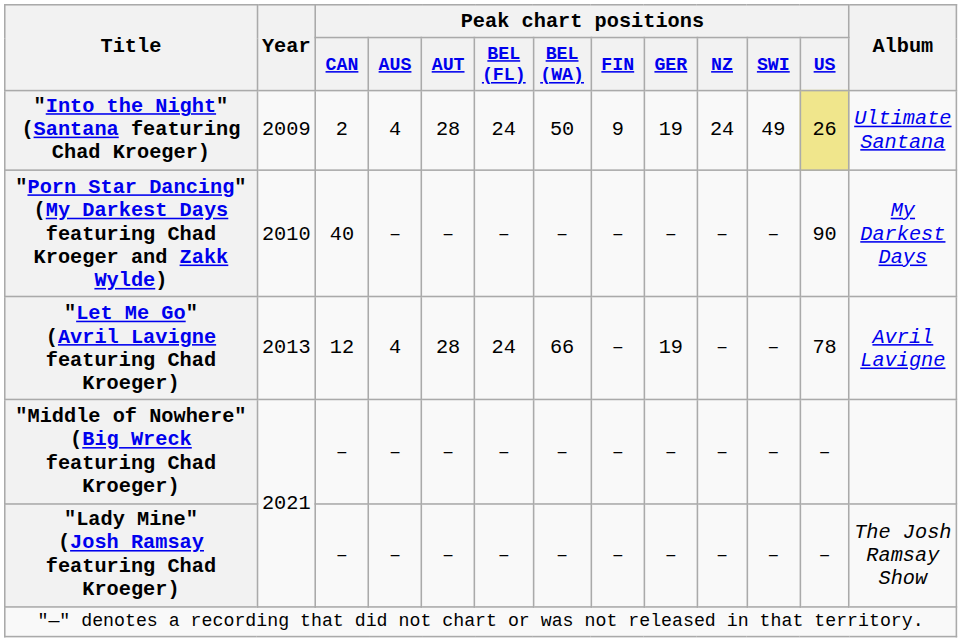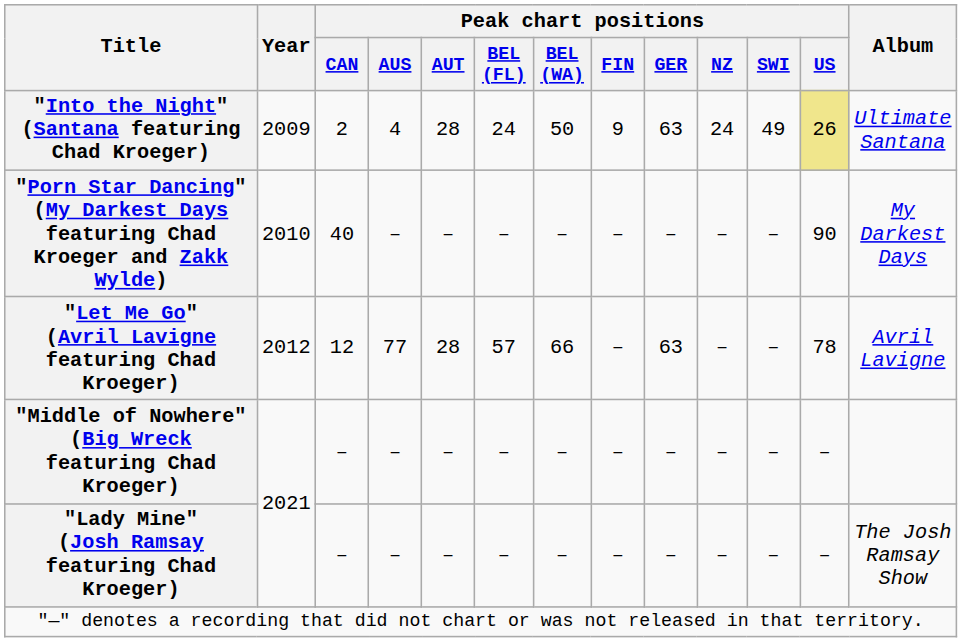(671, 130) 19 -> (671, 130) 63
(286, 348) 2013 -> (286, 348) 2012
(395, 348) 4 -> (395, 348) 77
(504, 348) 24 -> (504, 348) 57
(671, 348) 19 -> (671, 348) 63
